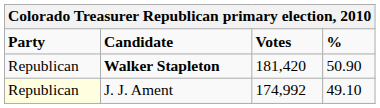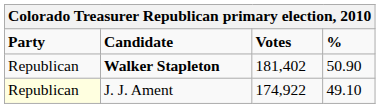(281, 66) 181,420 -> (281, 66) 181,402
(281, 90) 174,992 -> (281, 90) 174,922
